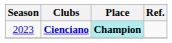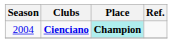(23, 29) 2023 -> (23, 29) 2004
